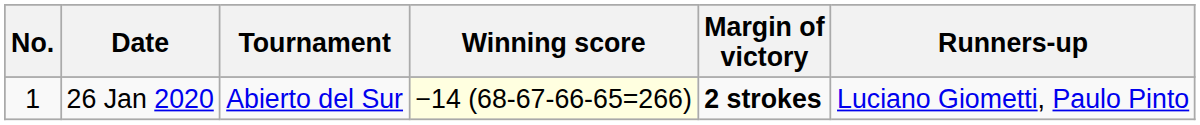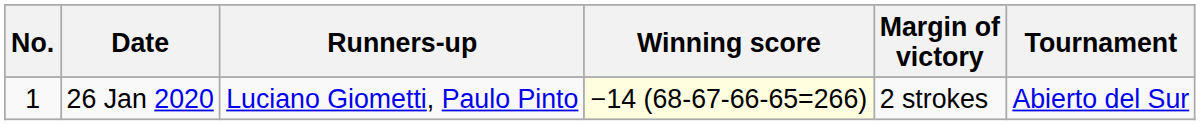columns swapped: (315, 41) <-> (1013, 41)
(763, 99) bold -> (934, 99) normal
